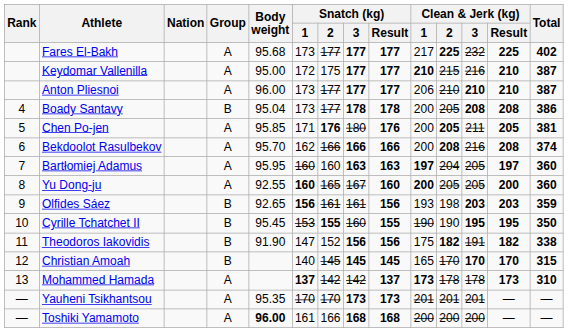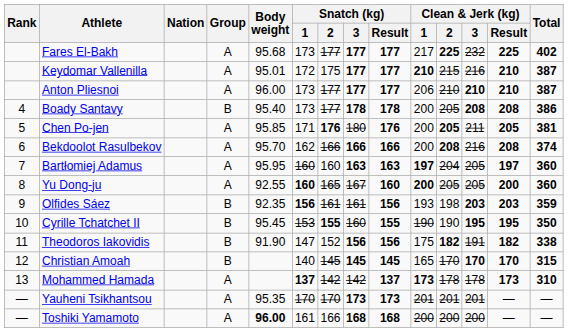(270, 71) 95.00 -> (270, 71) 95.01
(270, 109) 95.04 -> (270, 109) 95.40
(270, 204) 92.65 -> (270, 204) 92.35
